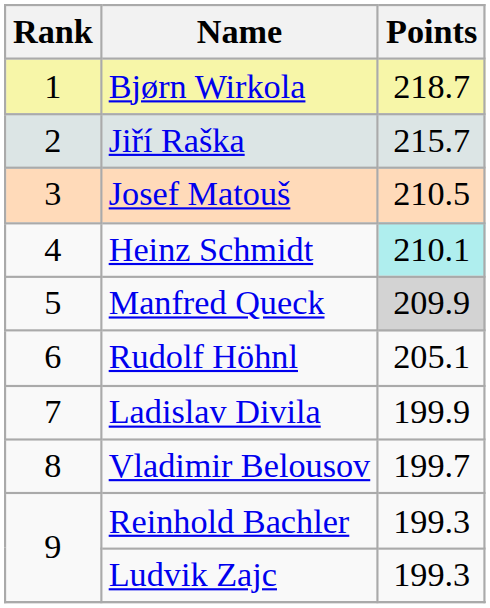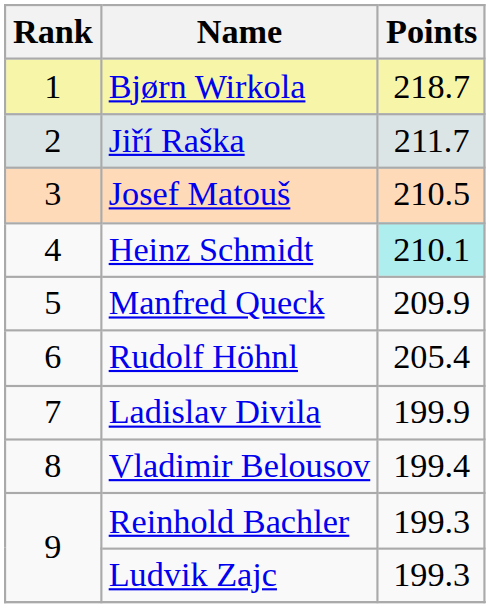(432, 140) 215.7 -> (432, 140) 211.7
(432, 303) lightgrey background -> (432, 303) no background
(432, 357) 205.1 -> (432, 357) 205.4
(432, 466) 199.7 -> (432, 466) 199.4
